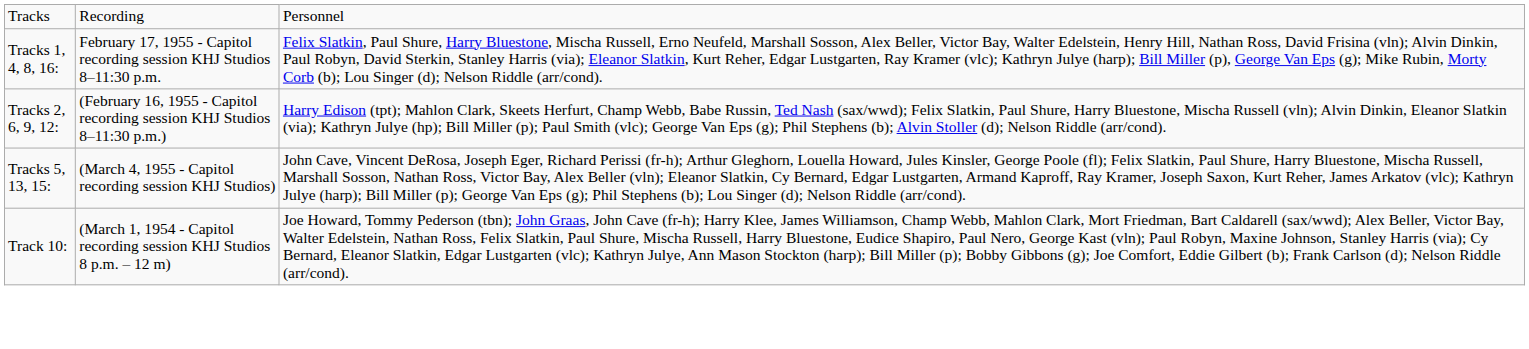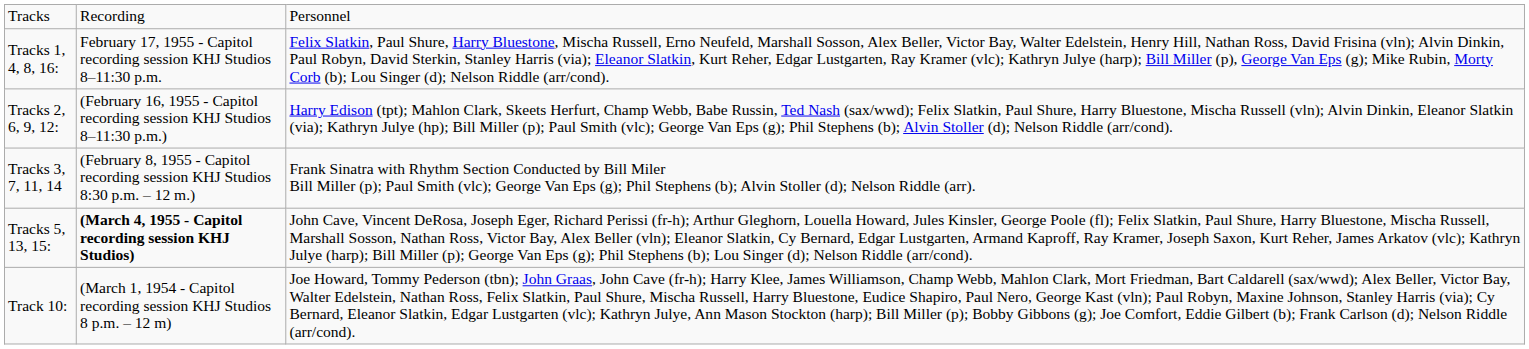+ row: (37, 177)
(177, 177) normal -> (161, 237) bold
